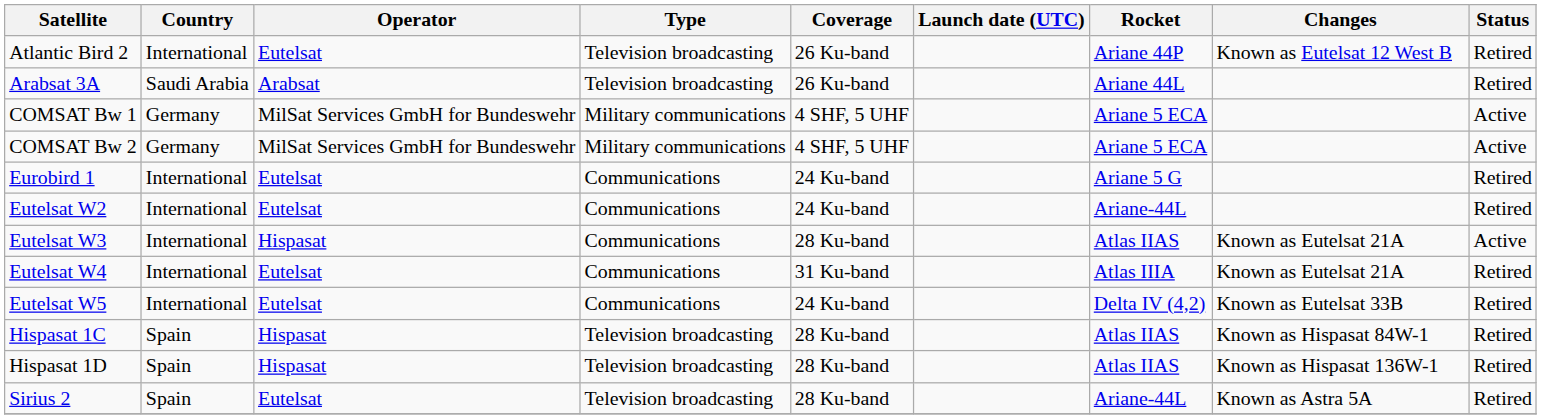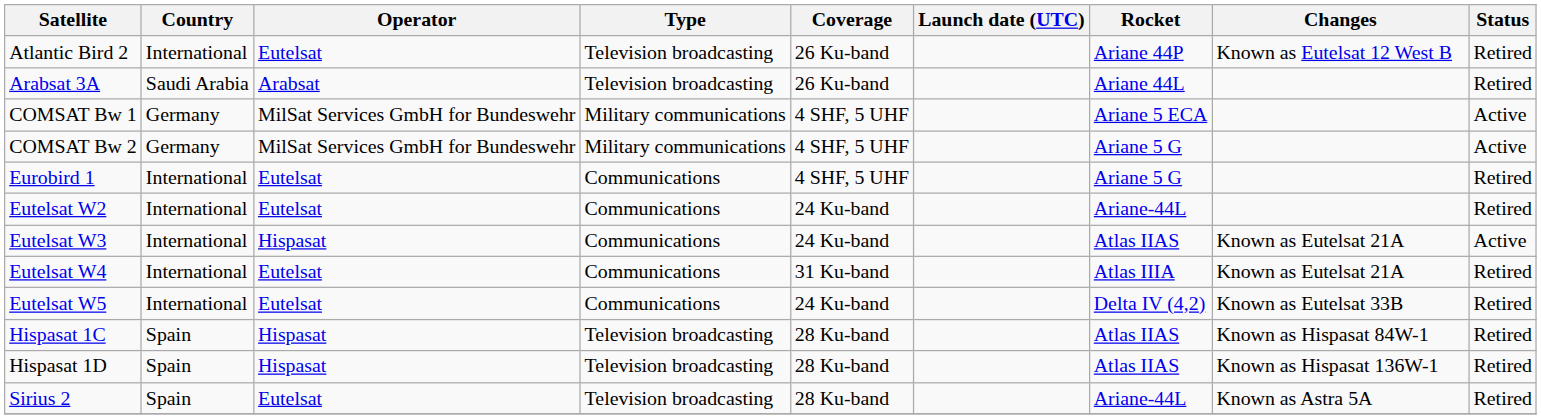(1151, 146) Ariane 5 ECA -> (1138, 146) Ariane 5 G
(842, 177) 24 Ku-band -> (852, 177) 4 SHF, 5 UHF
(842, 240) 28 Ku-band -> (842, 240) 24 Ku-band
